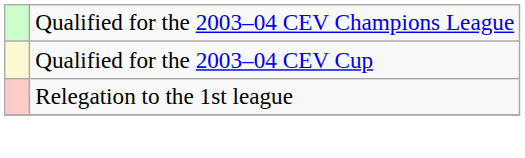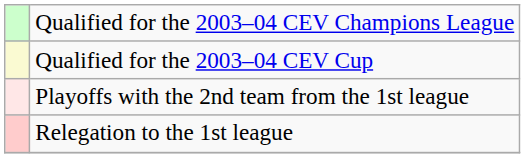+ row: (252, 96)
